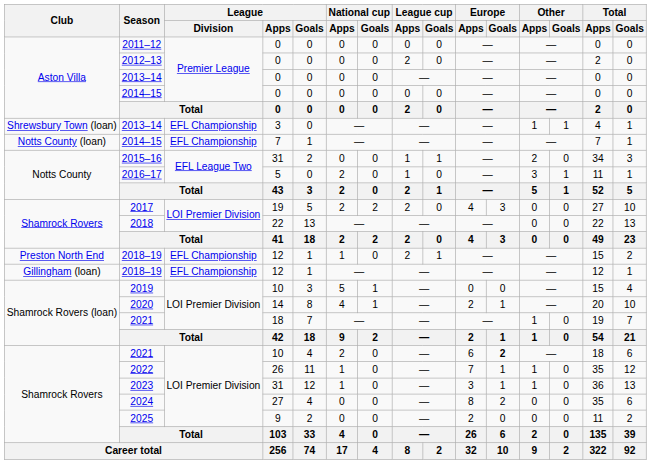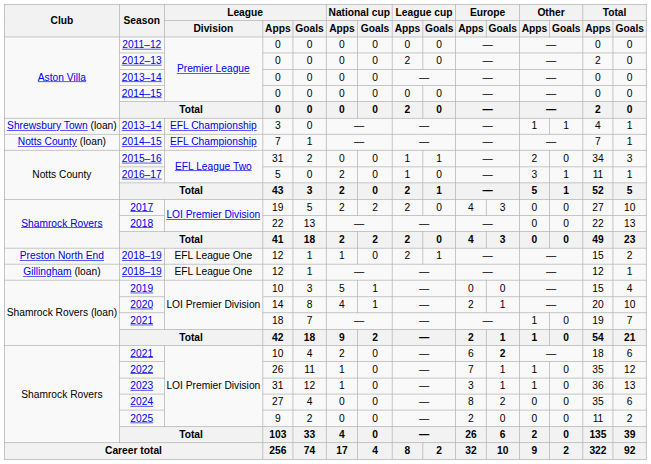(213, 256) EFL Championship -> (213, 256) EFL League One
(213, 272) EFL Championship -> (213, 272) EFL League One
